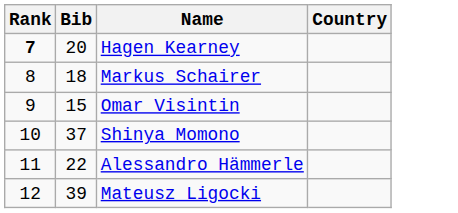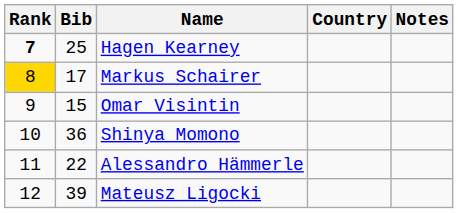+ column: (422, 19)
(76, 48) 20 -> (76, 48) 25
(30, 77) no background -> (30, 77) gold background
(76, 77) 18 -> (76, 77) 17
(76, 135) 37 -> (76, 135) 36
